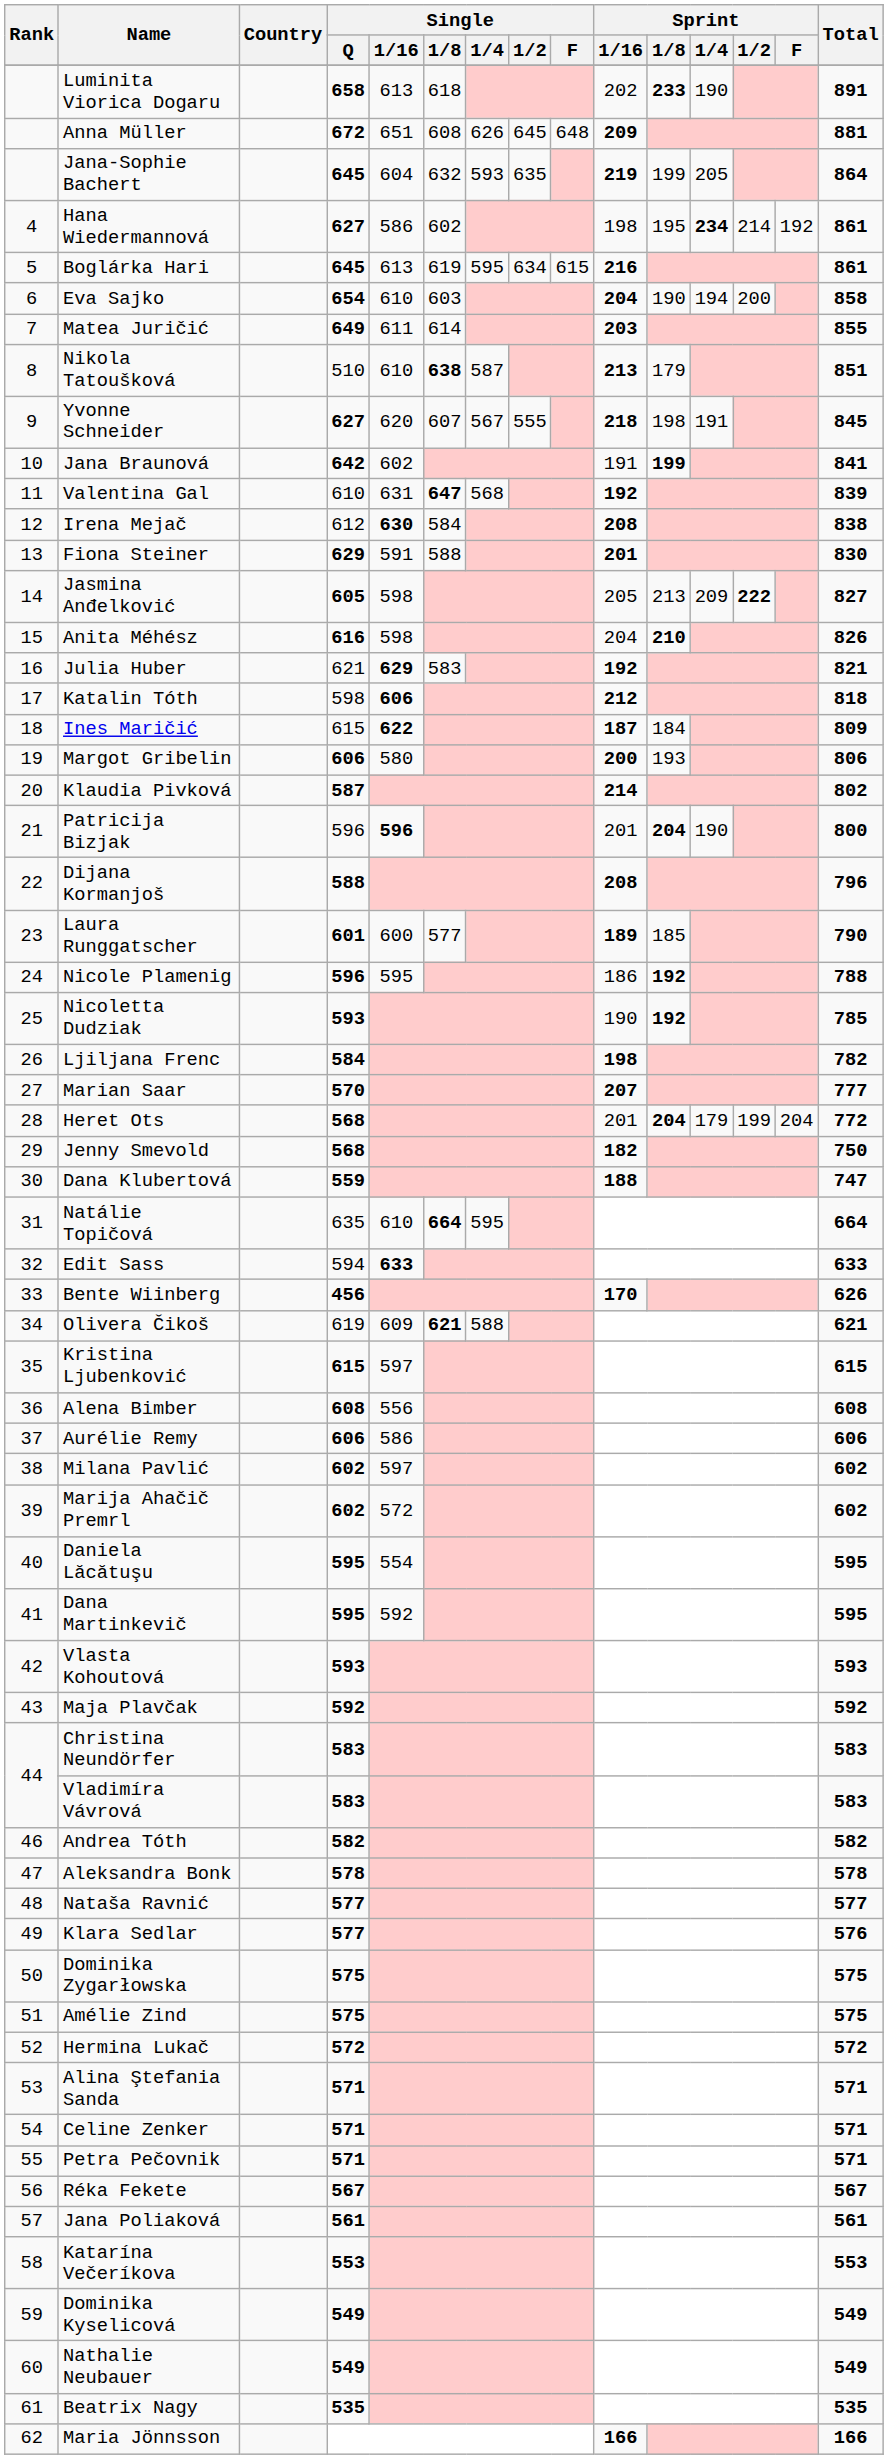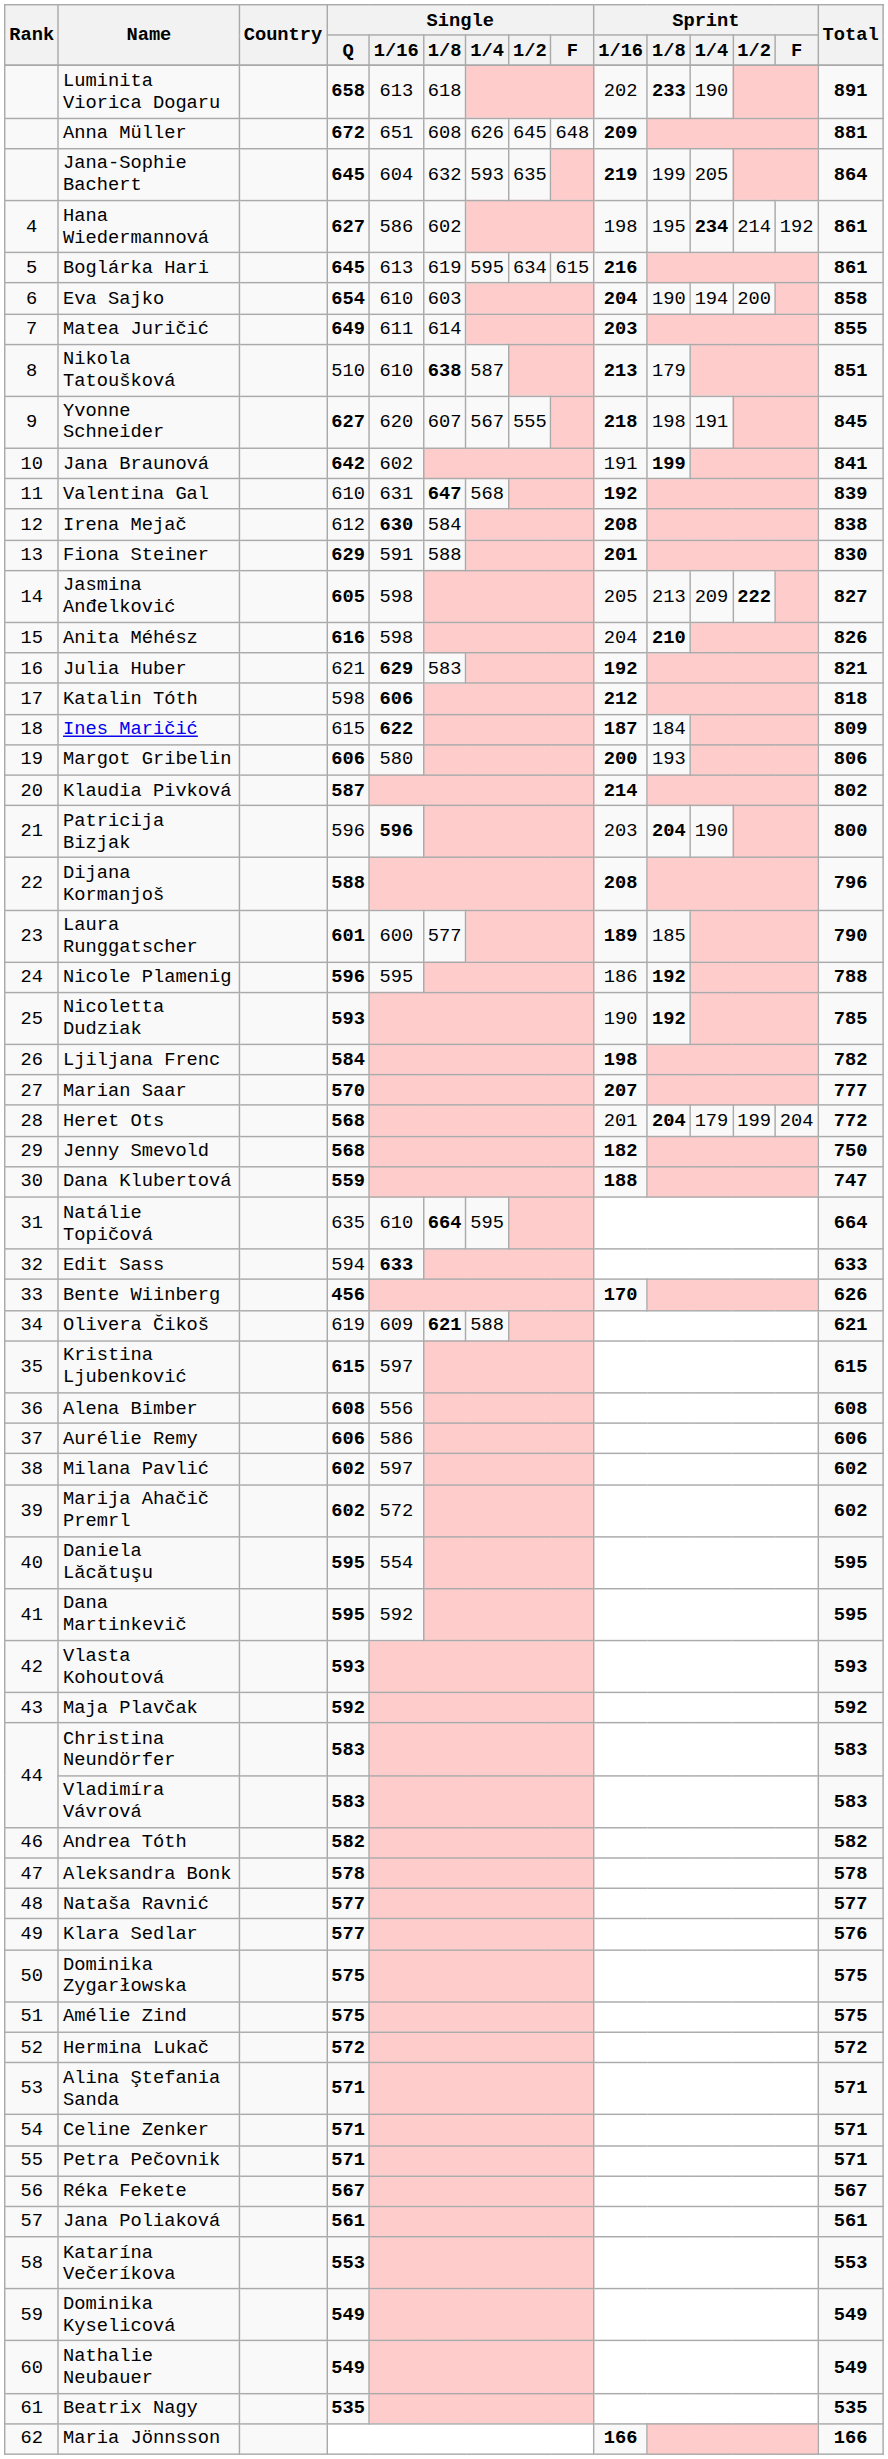(621, 832) 201 -> (621, 832) 203
